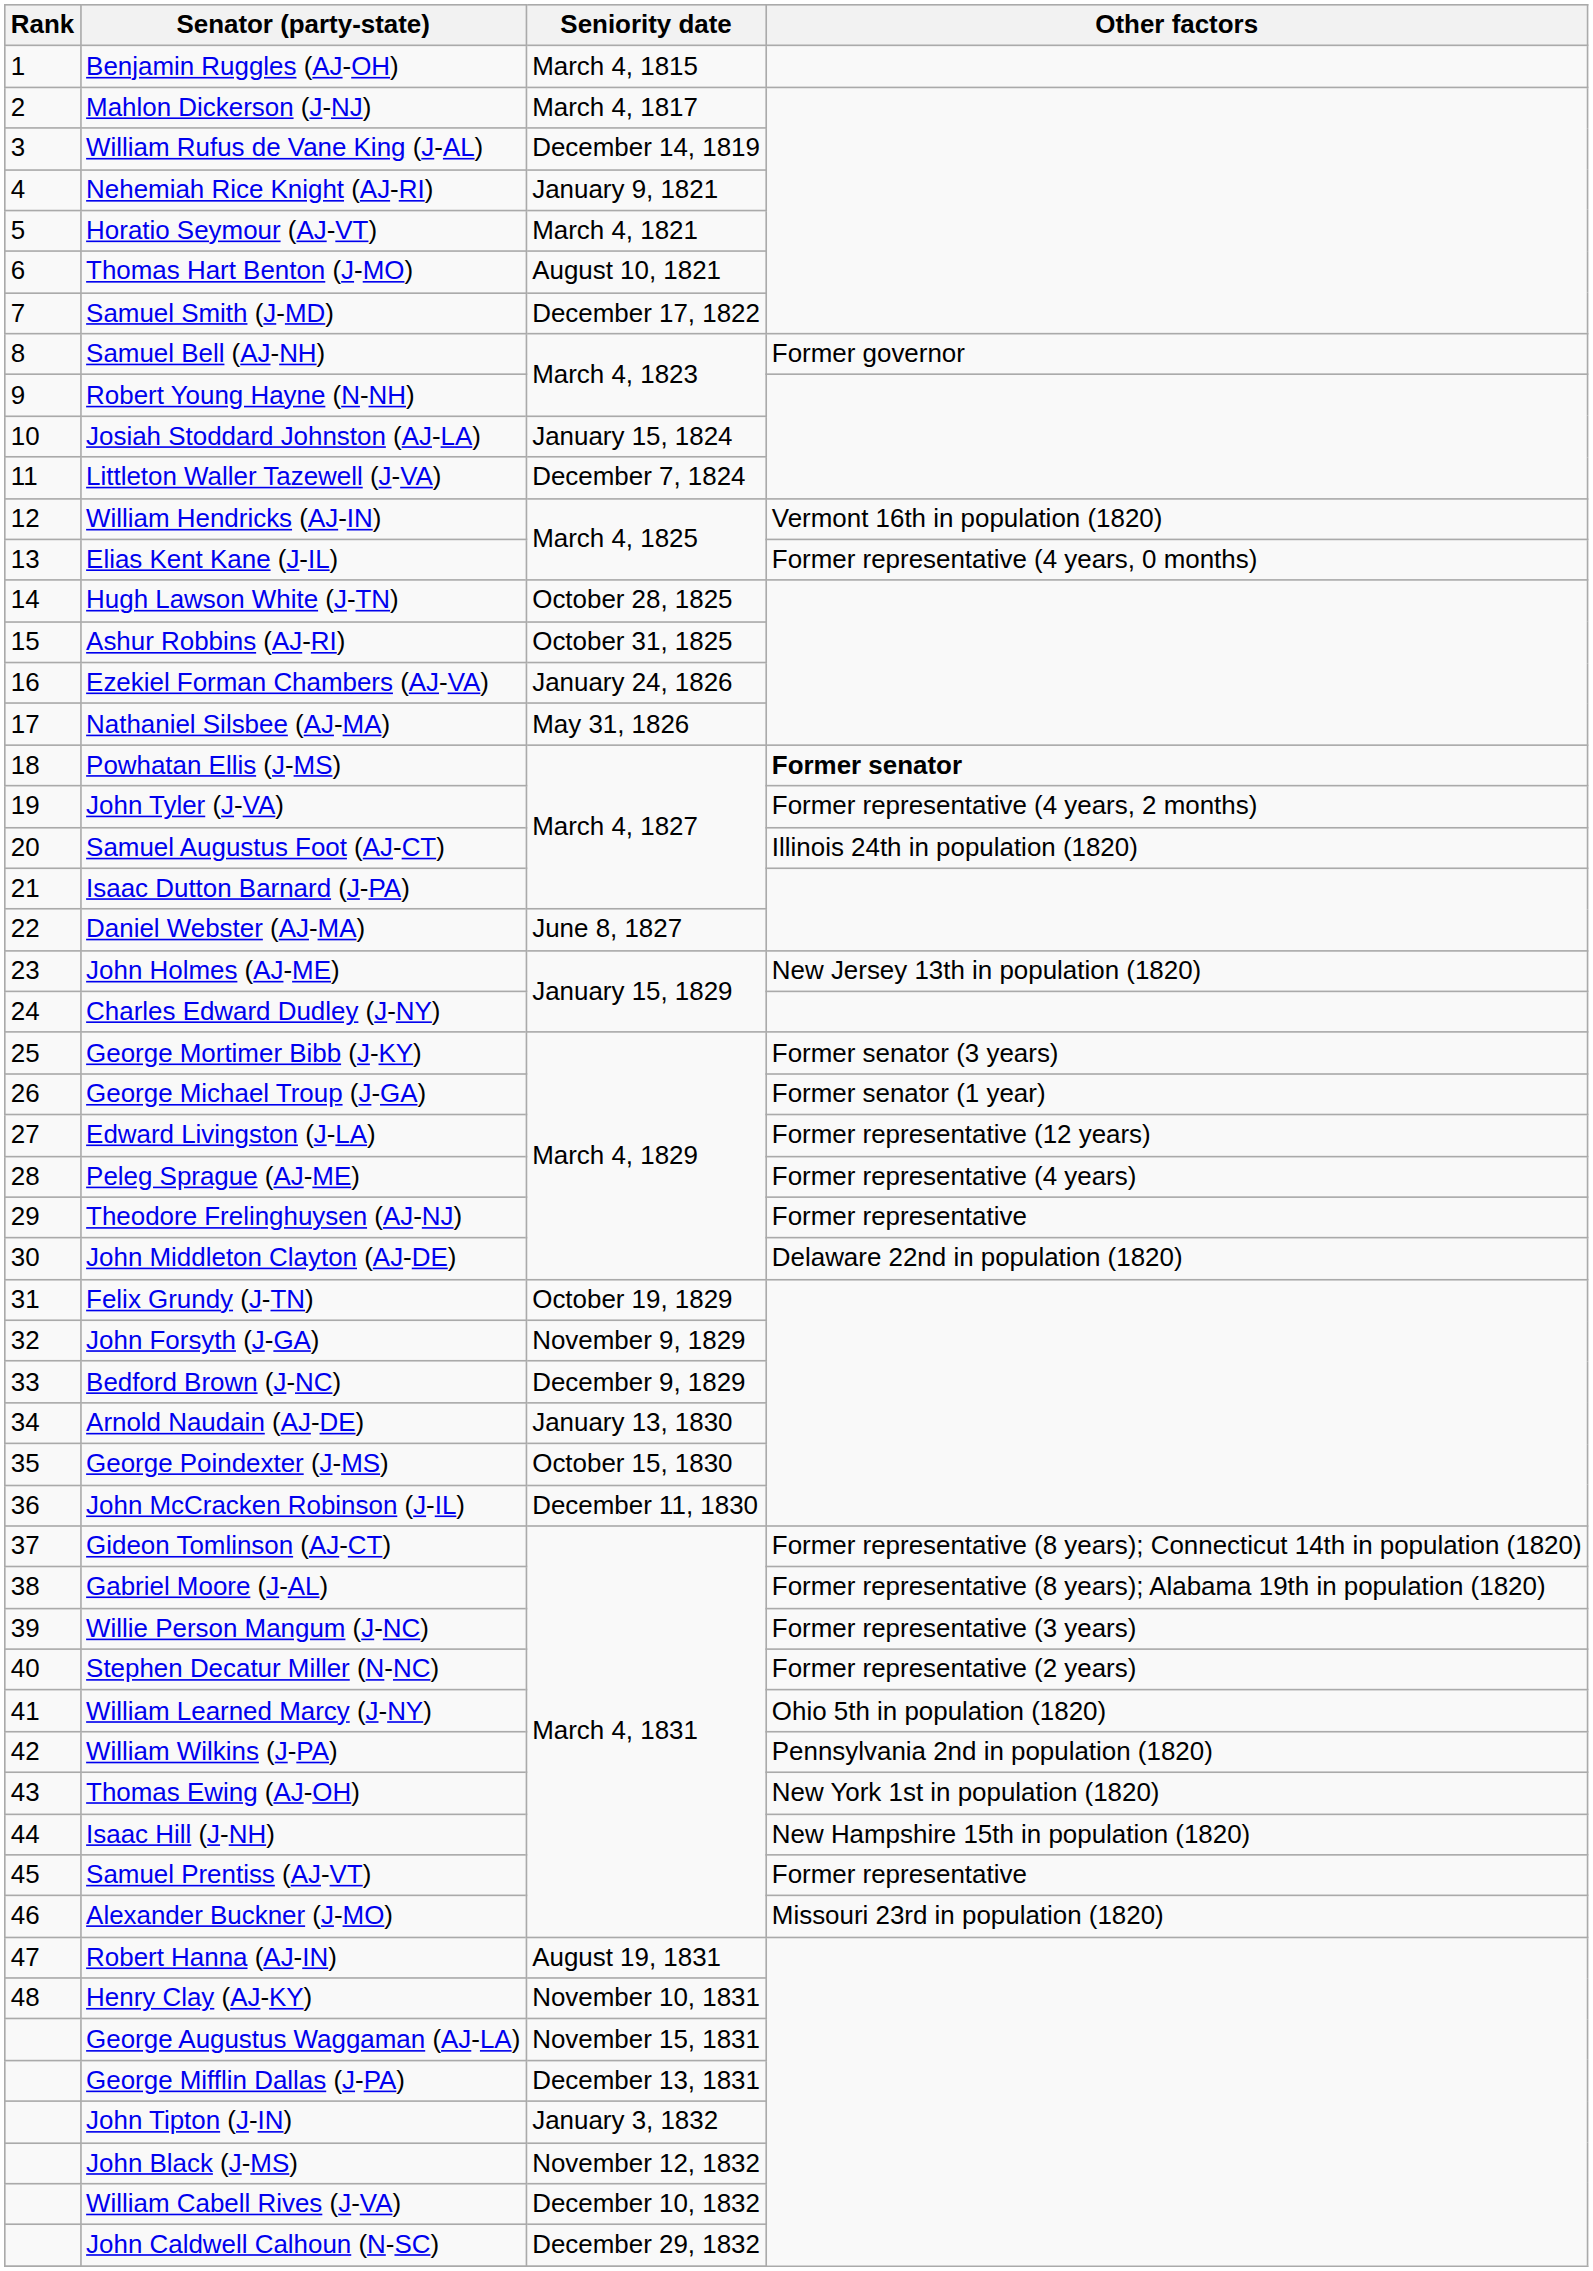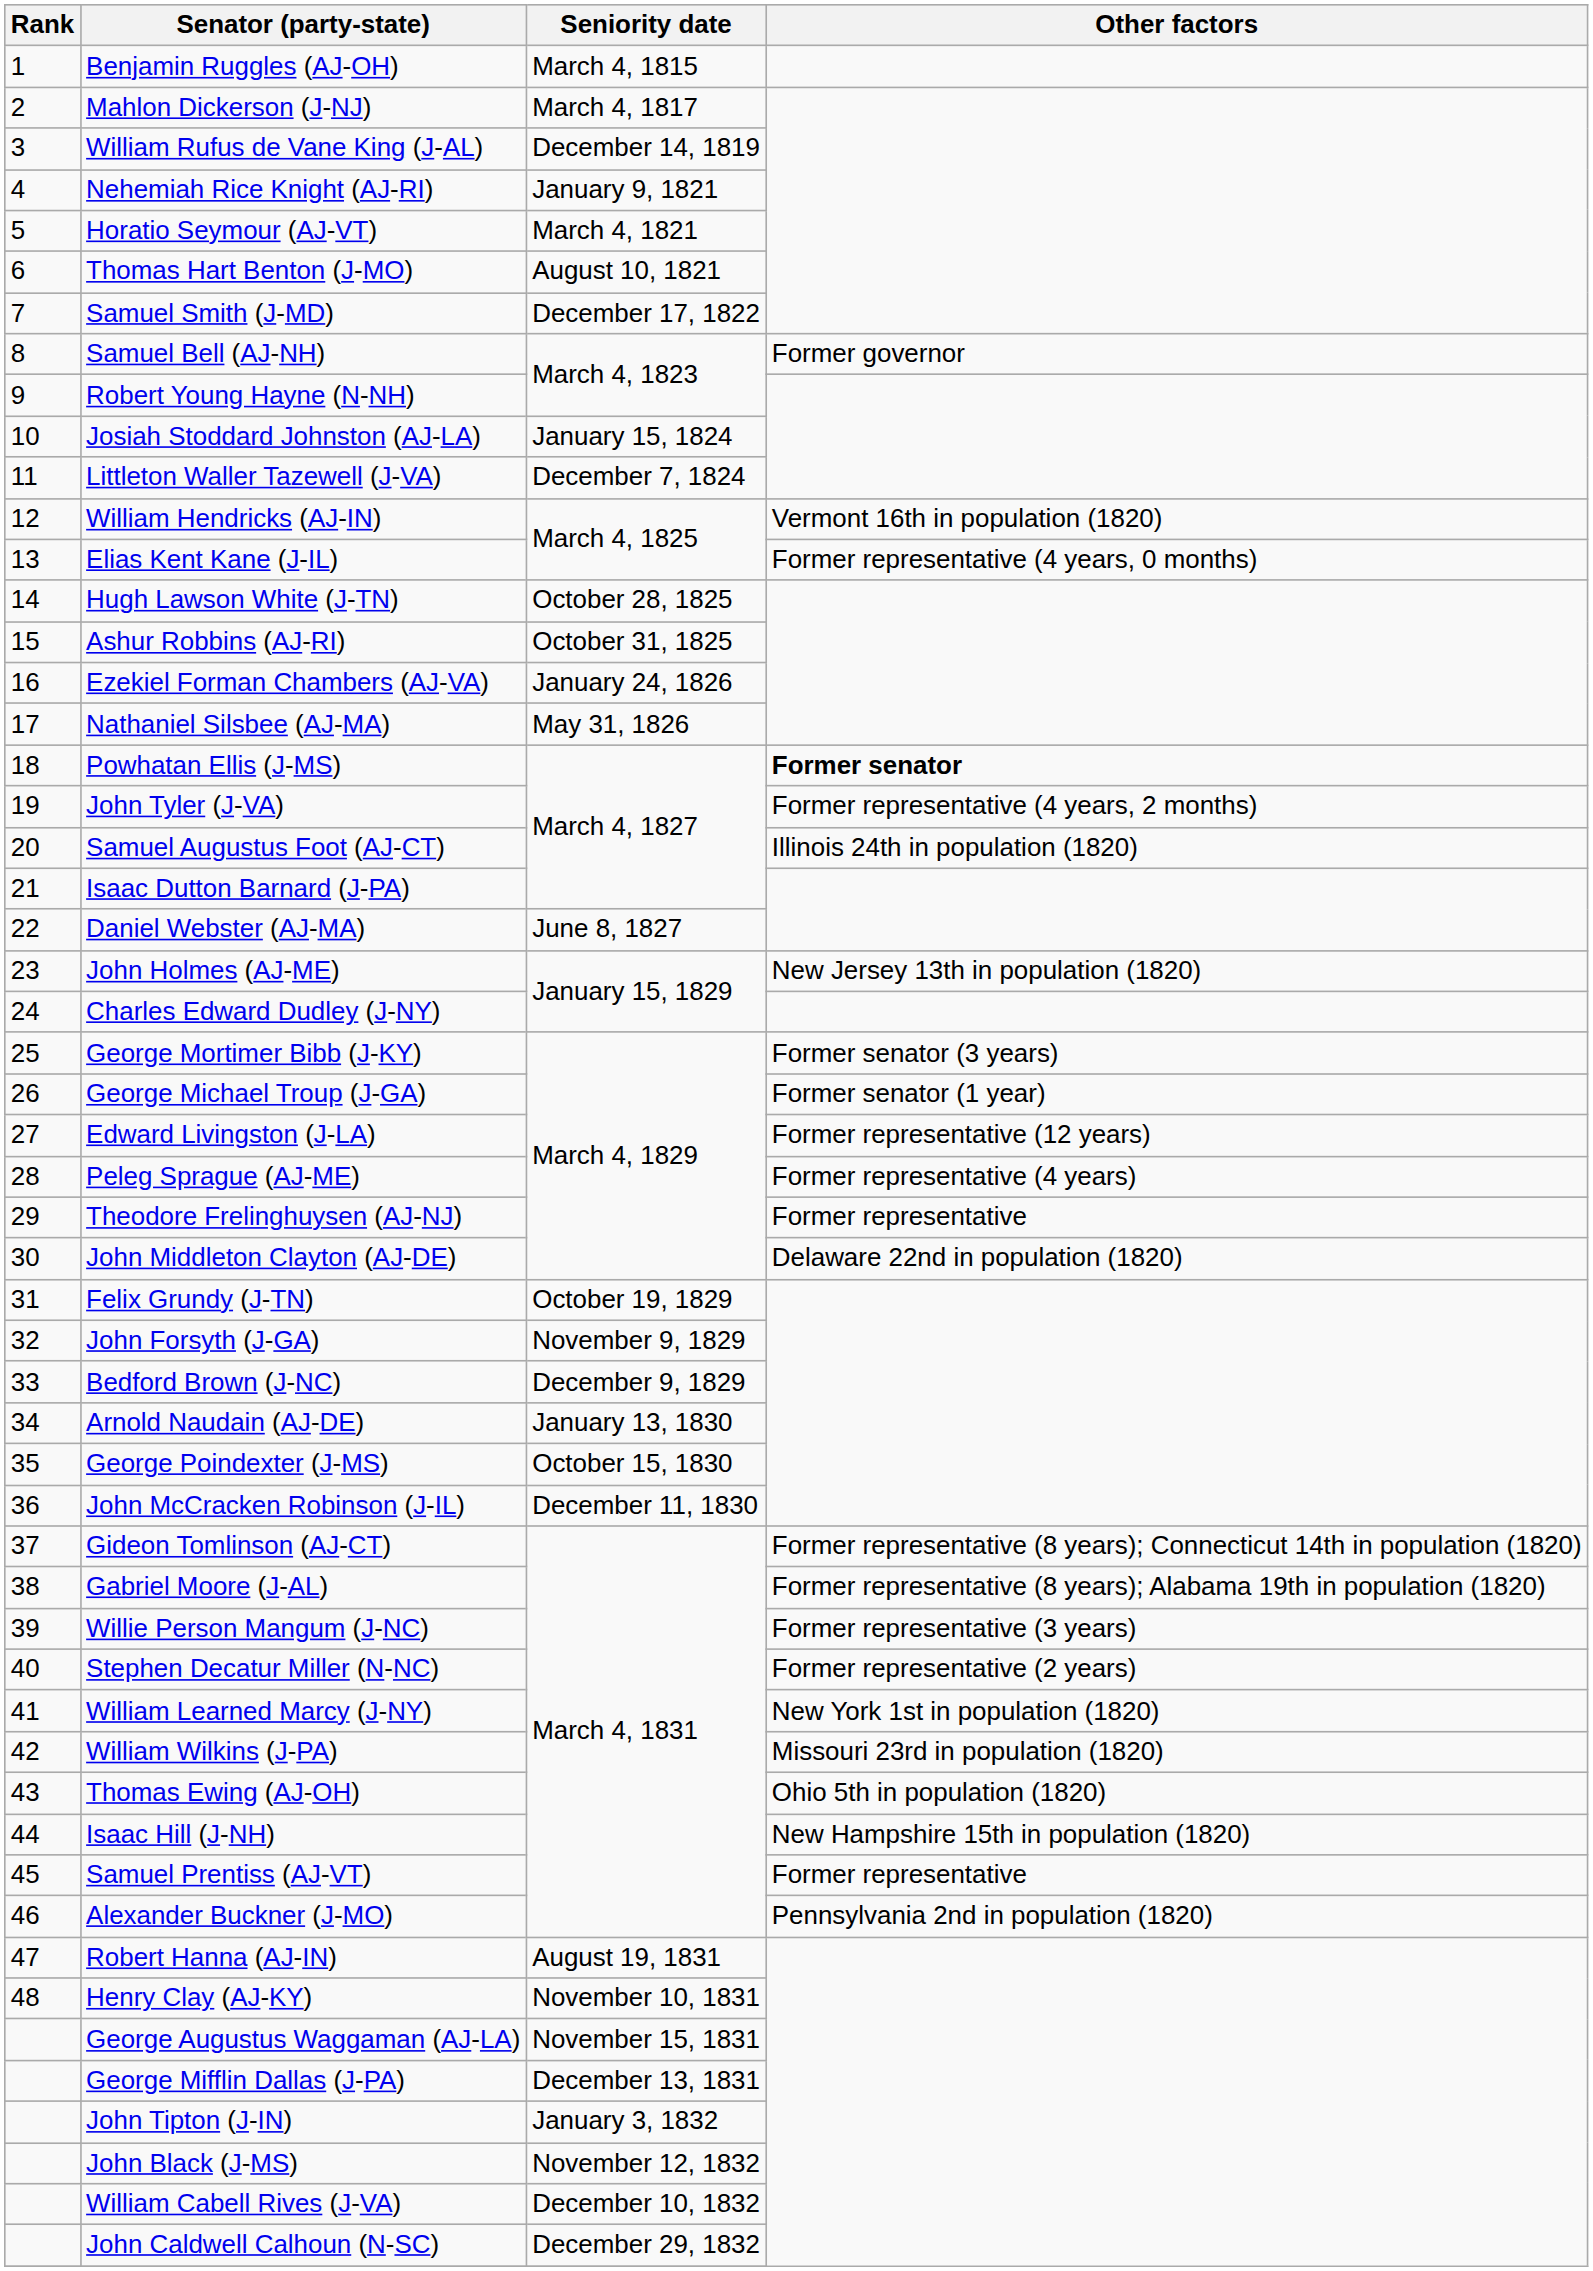(939, 1710) Ohio 5th in population (1820) -> (966, 1710) New York 1st in population (1820)
(992, 1751) Pennsylvania 2nd in population (1820) -> (968, 1751) Missouri 23rd in population (1820)
(966, 1792) New York 1st in population (1820) -> (939, 1792) Ohio 5th in population (1820)
(968, 1915) Missouri 23rd in population (1820) -> (992, 1915) Pennsylvania 2nd in population (1820)
